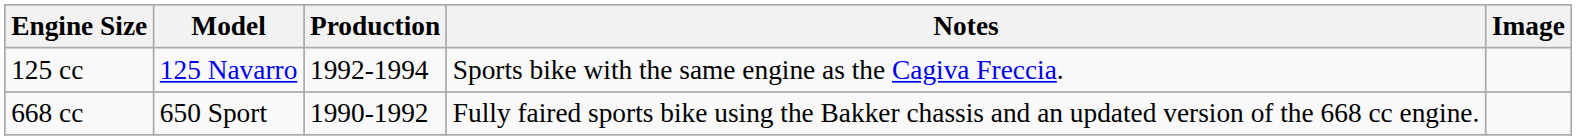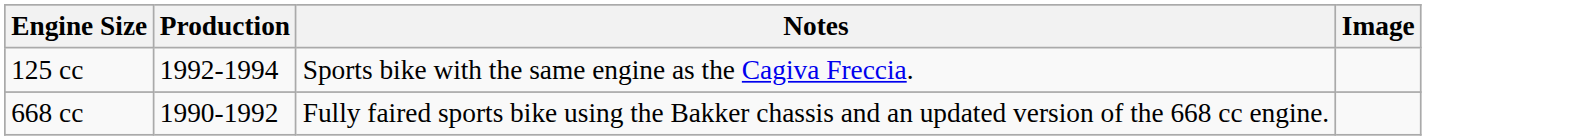- column: (229, 26)
